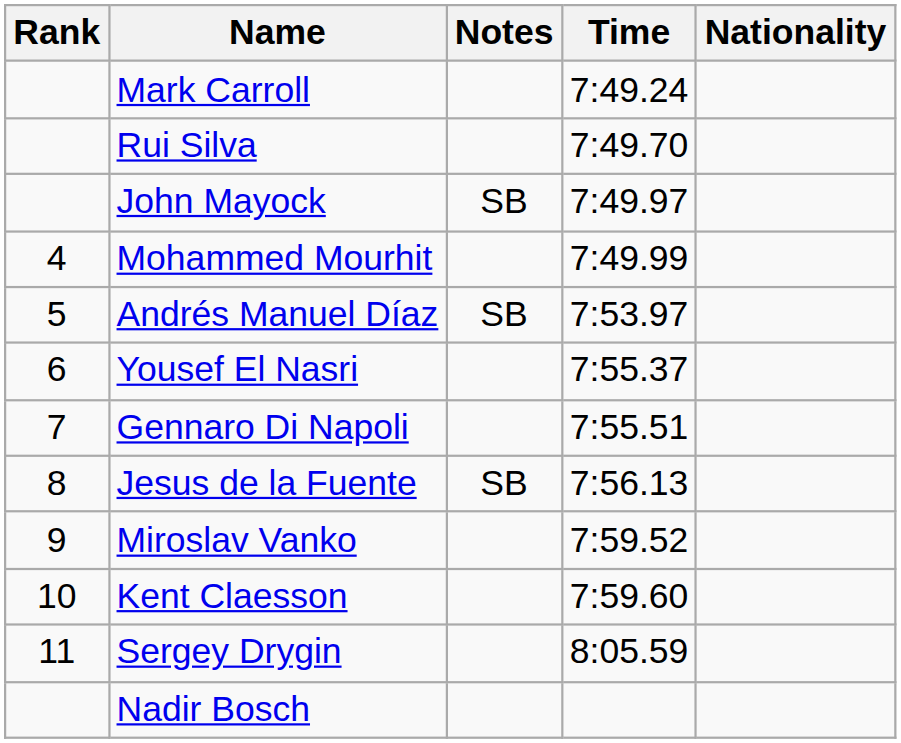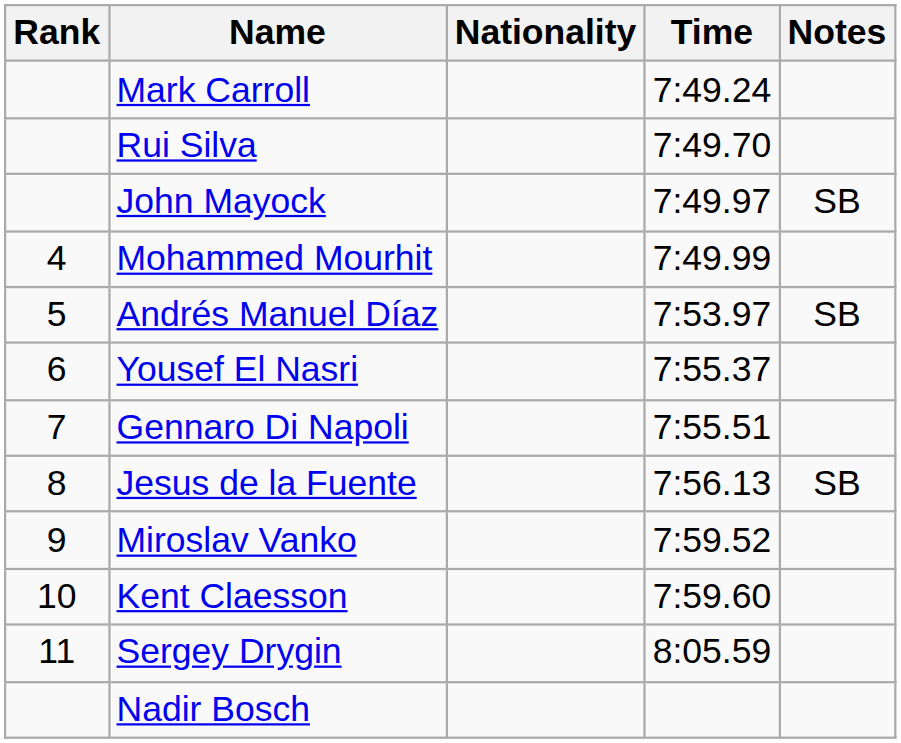columns swapped: (795, 32) <-> (504, 32)
